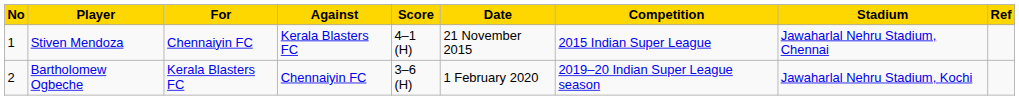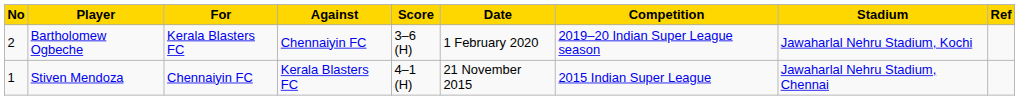rows swapped: (77, 42) <-> (68, 77)
